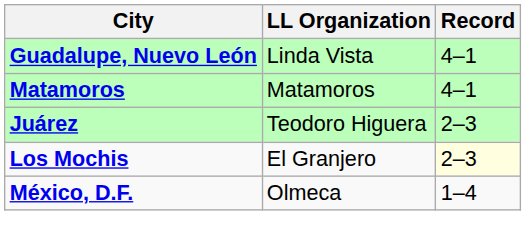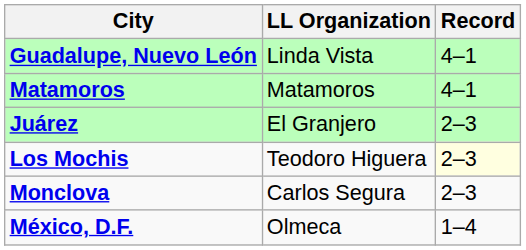(347, 124) Teodoro Higuera -> (321, 124) El Granjero
(321, 158) El Granjero -> (347, 158) Teodoro Higuera
+ row: (59, 192)
